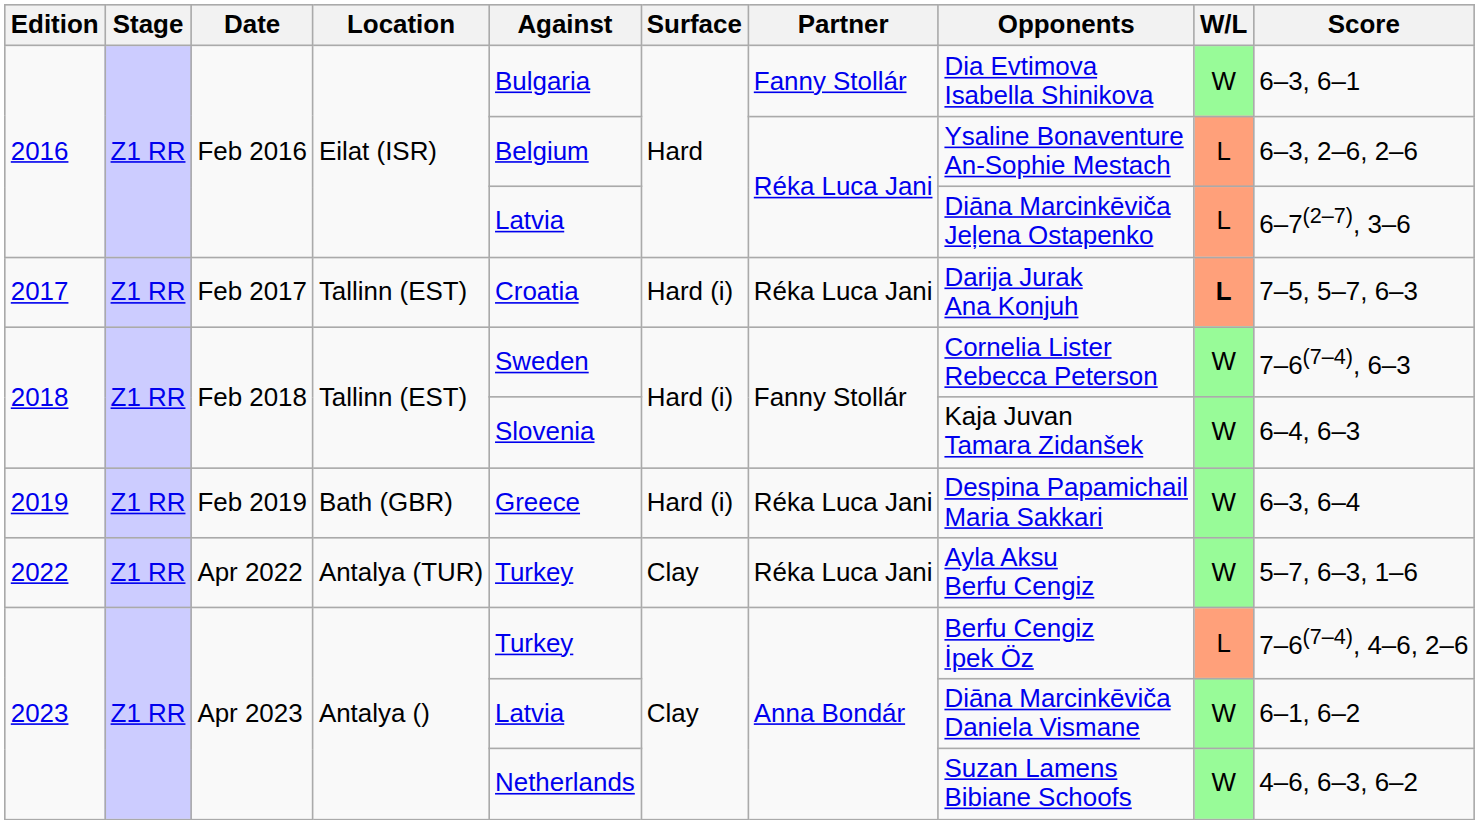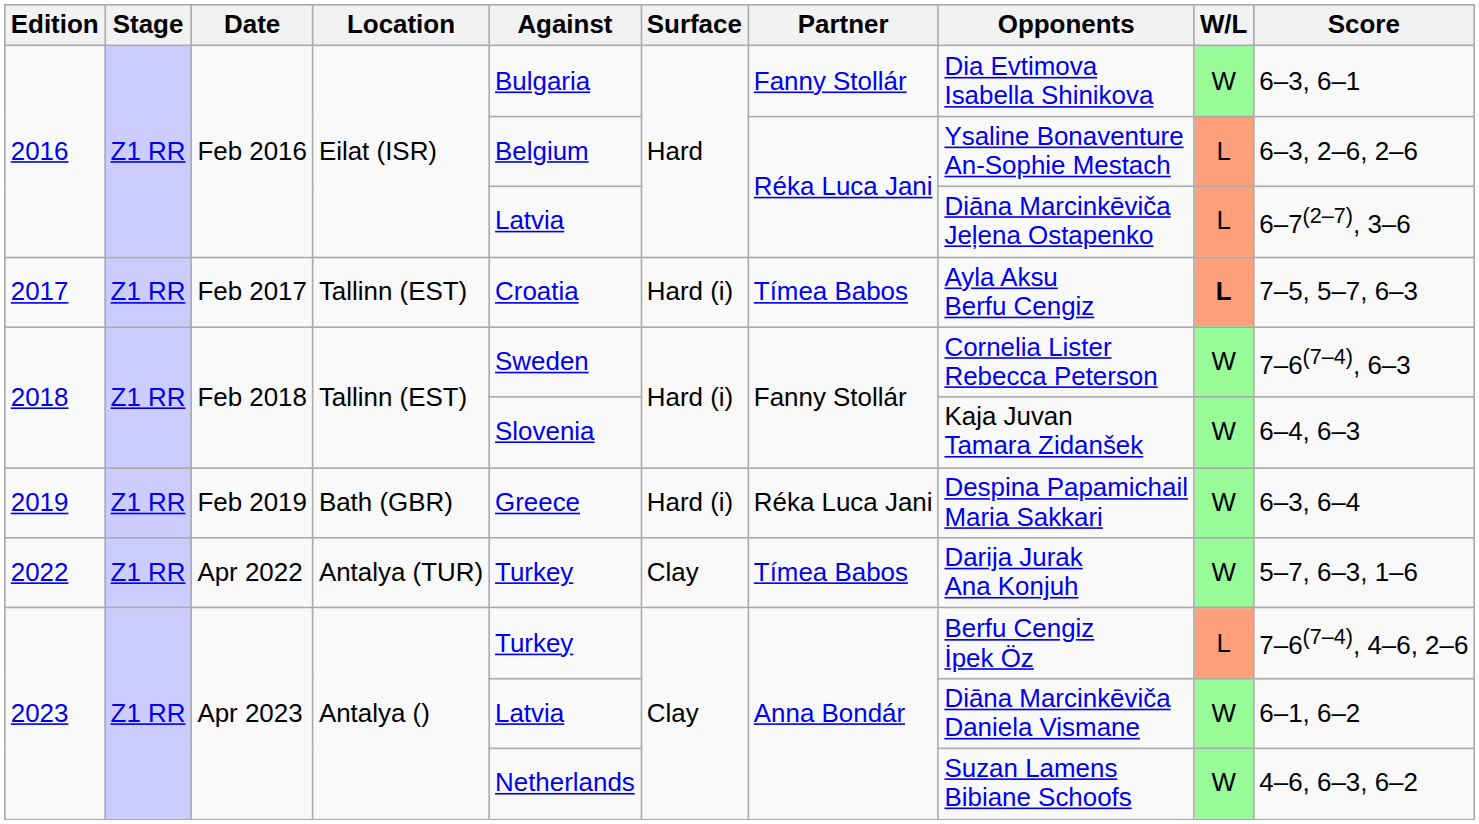(843, 291) Réka Luca Jani -> (831, 291) Tímea Babos
(1014, 291) Darija Jurak Ana Konjuh -> (1019, 291) Ayla Aksu Berfu Cengiz
(843, 572) Réka Luca Jani -> (831, 572) Tímea Babos
(1019, 572) Ayla Aksu Berfu Cengiz -> (1014, 572) Darija Jurak Ana Konjuh
